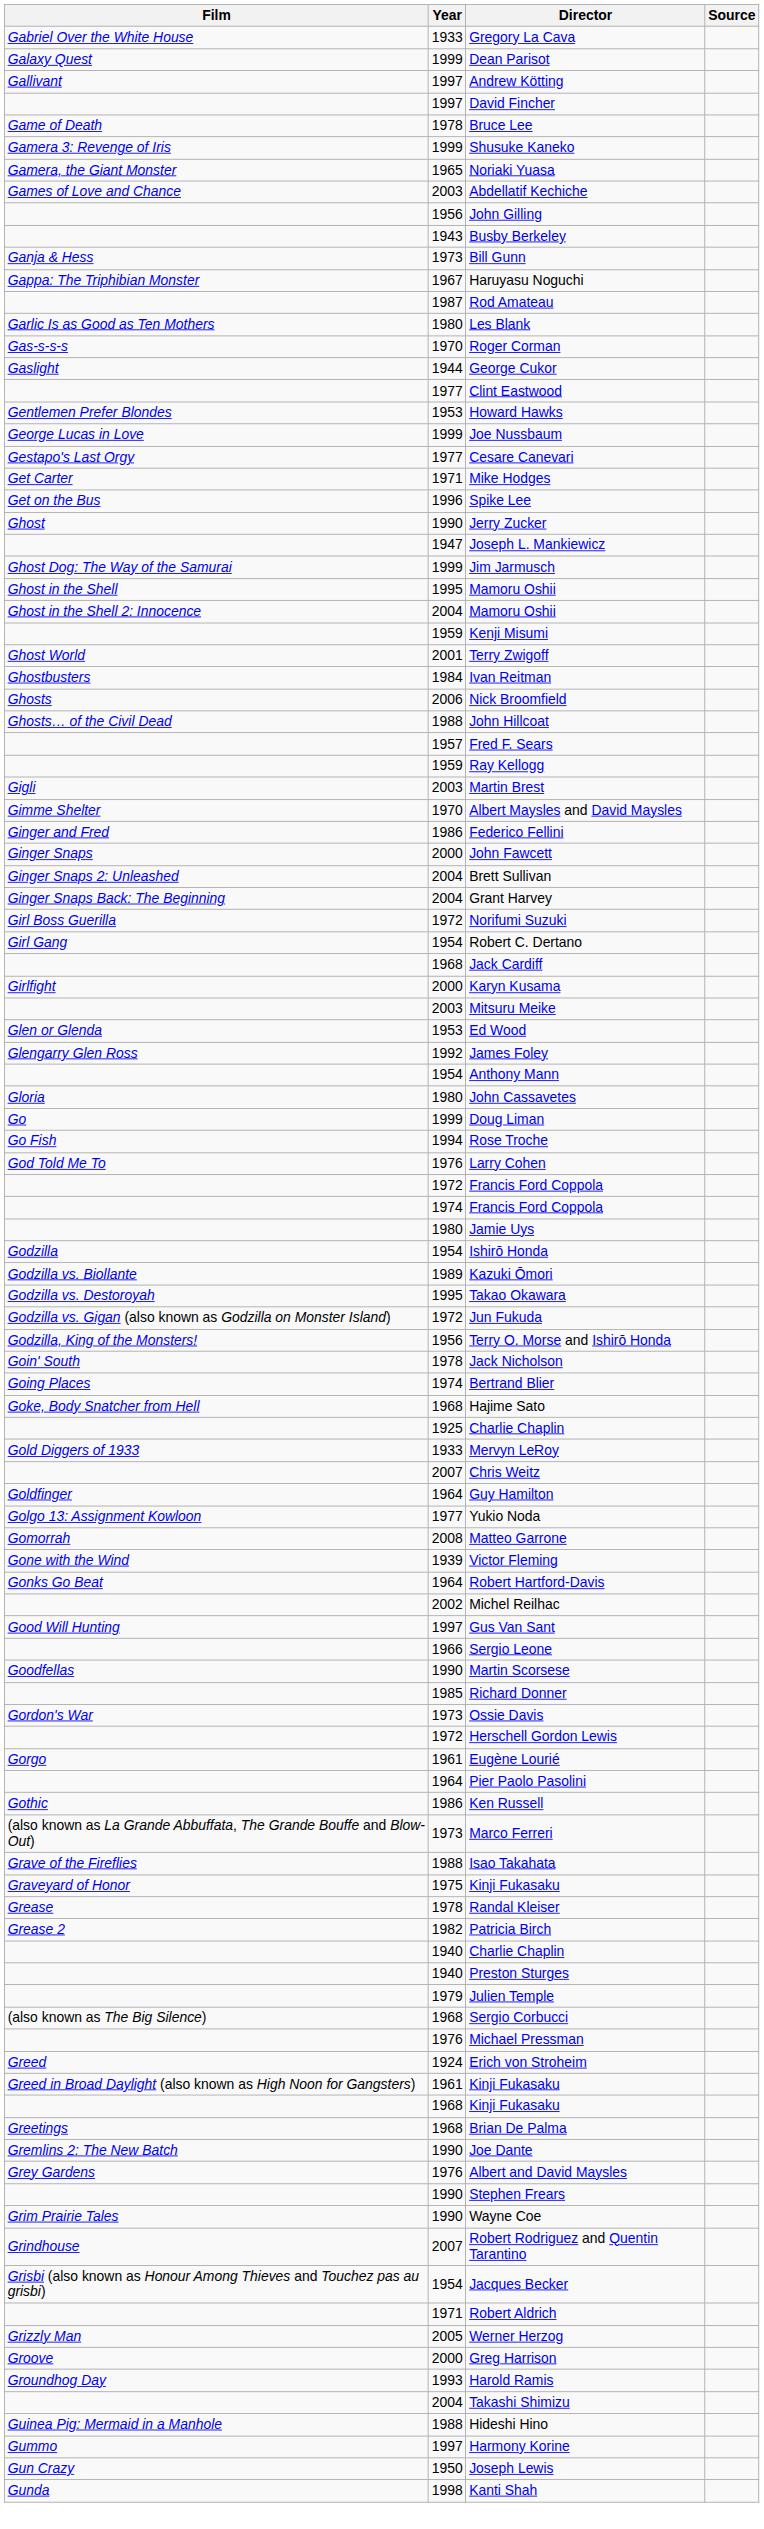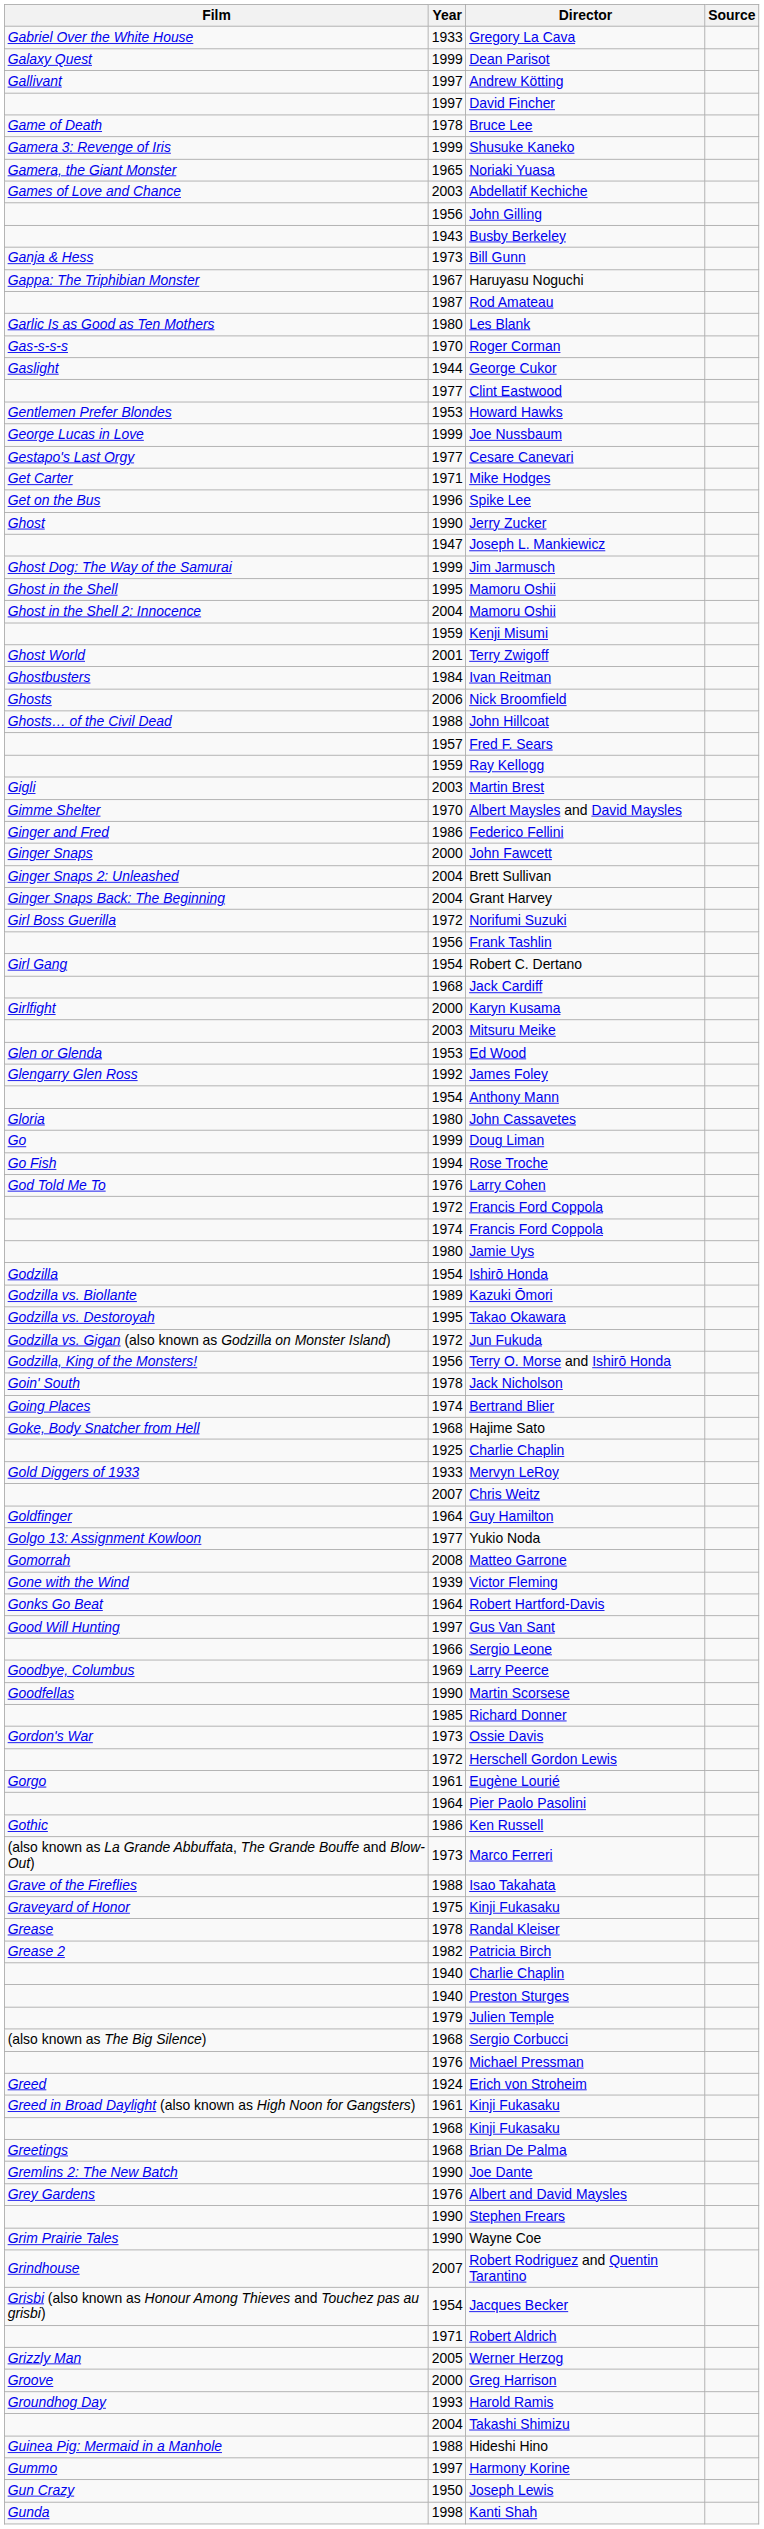+ row: (447, 942)
- row: (447, 1605)
+ row: (447, 1671)
